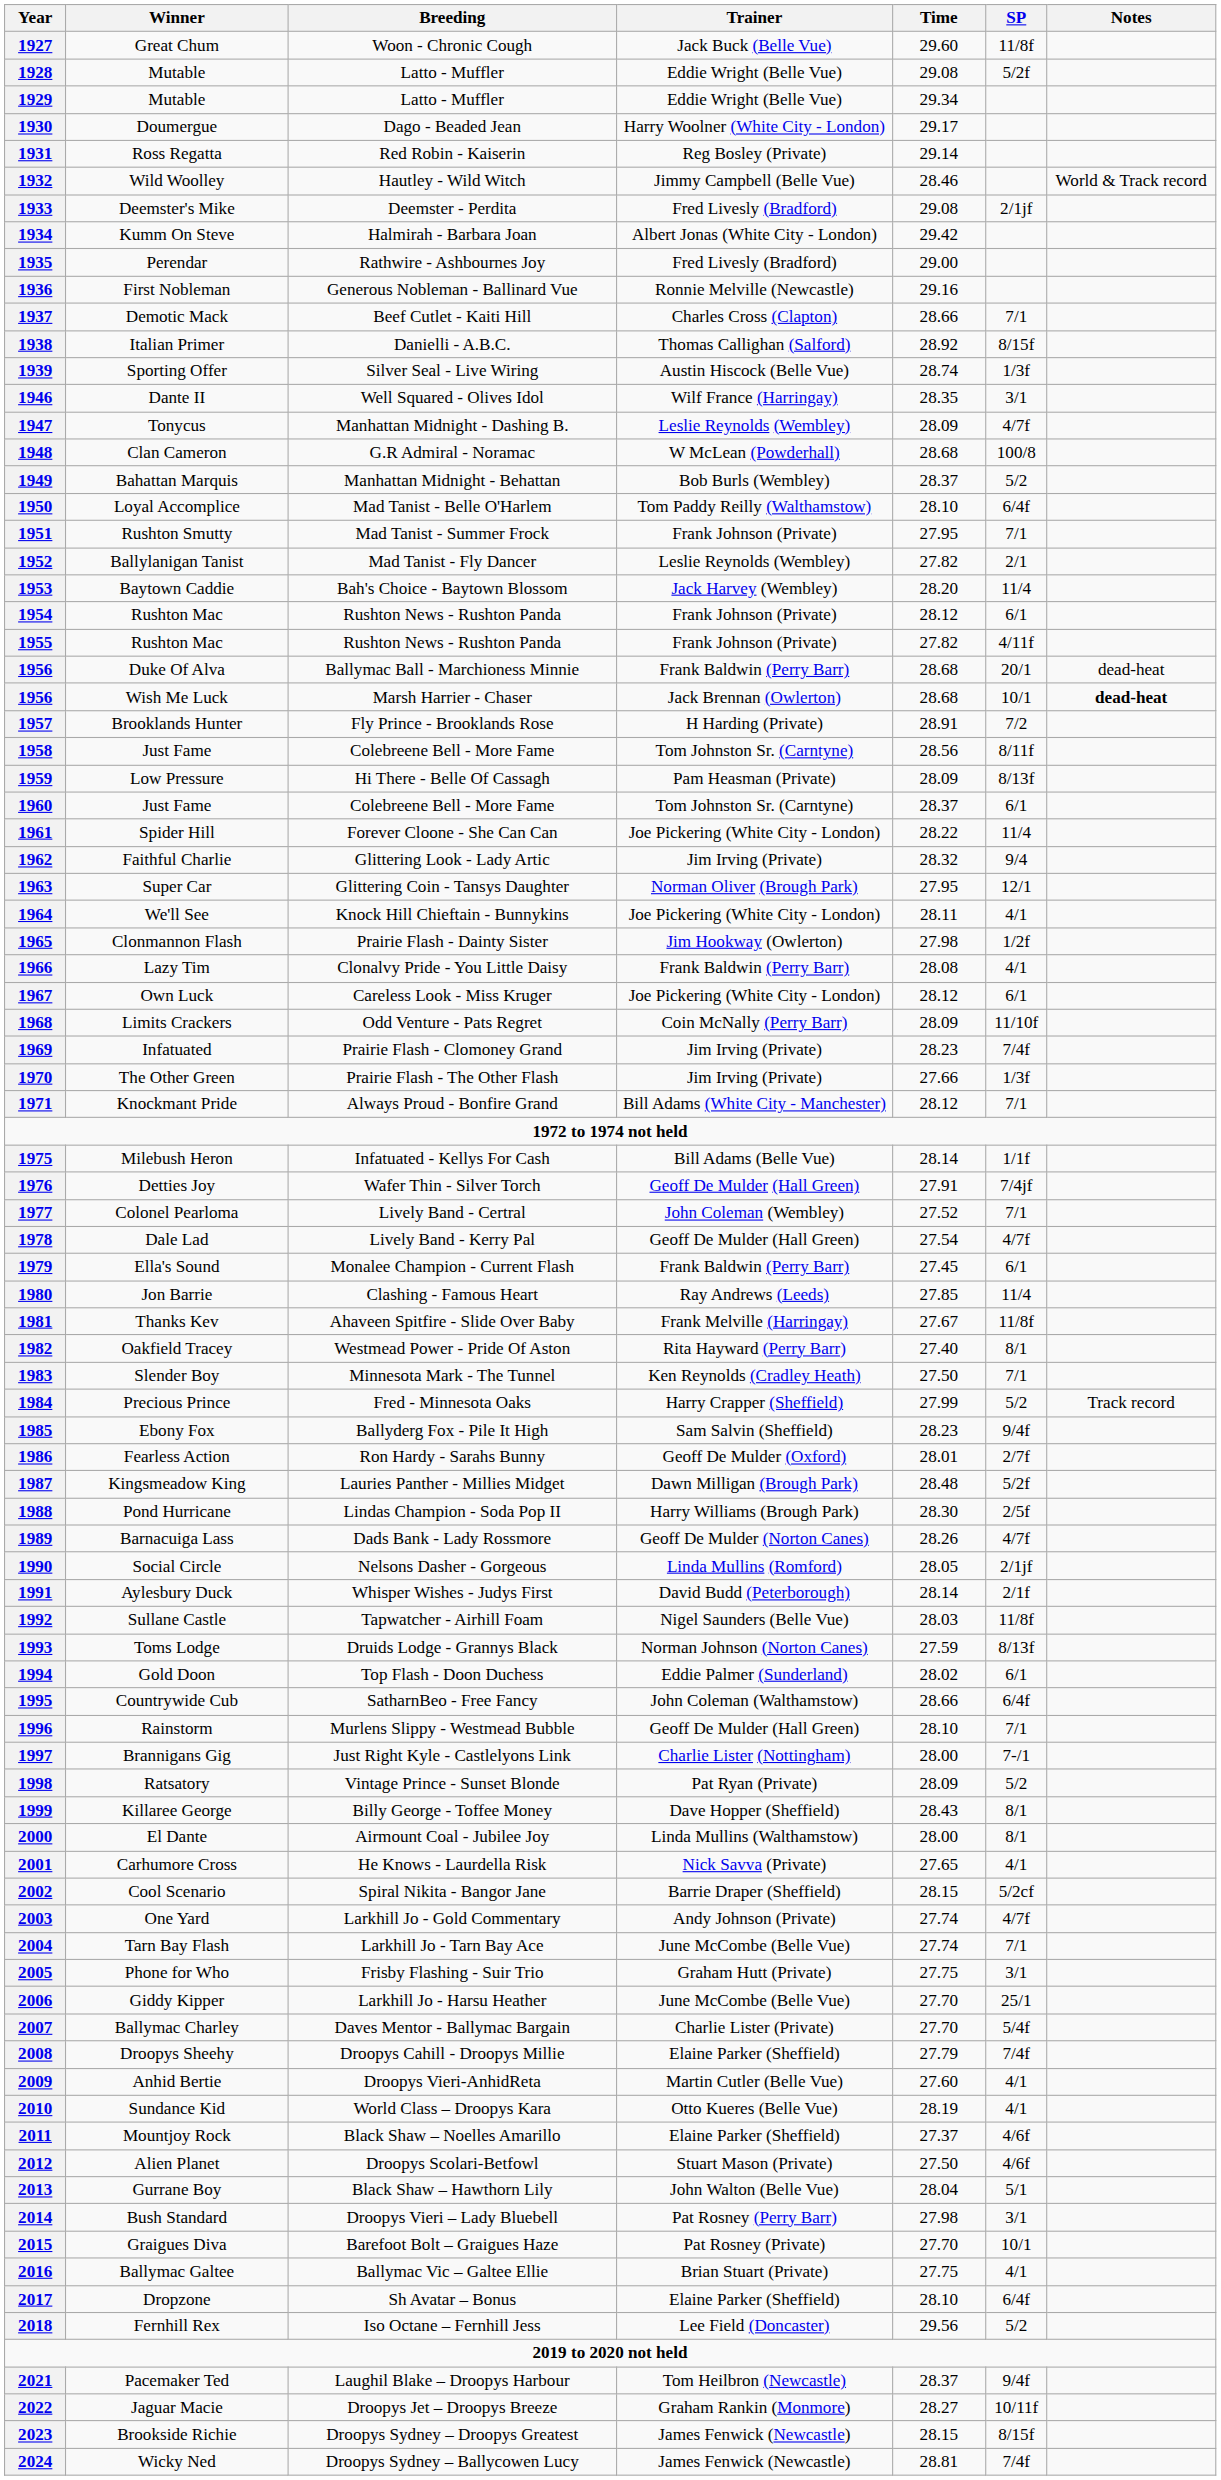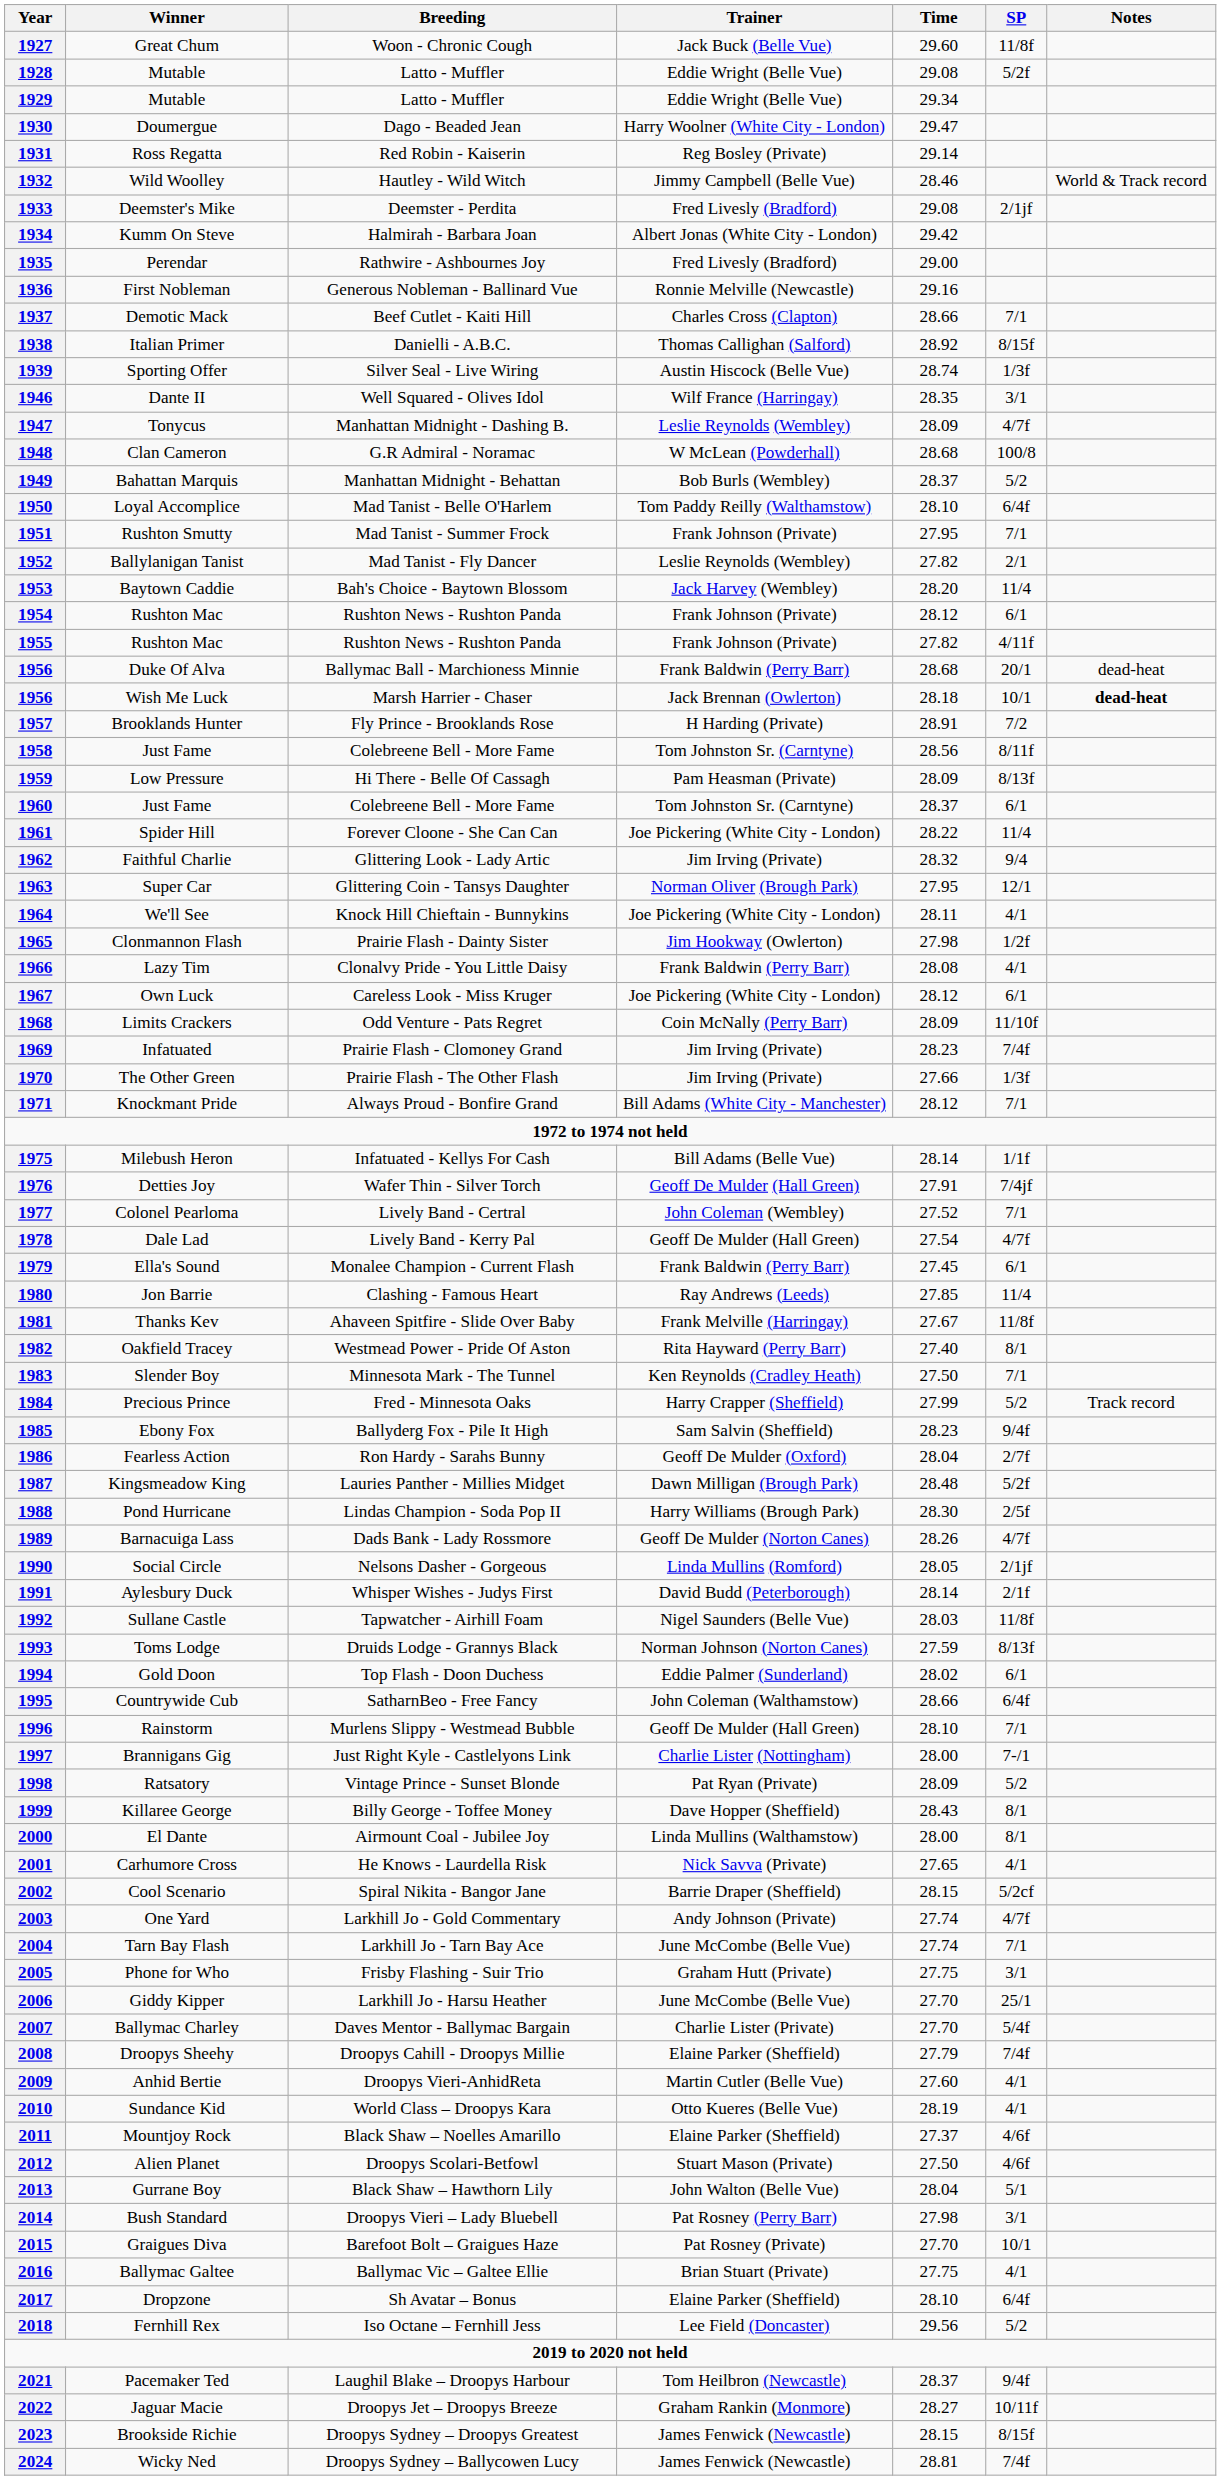(939, 126) 29.17 -> (939, 126) 29.47
(939, 696) 28.68 -> (939, 696) 28.18
(939, 1457) 28.01 -> (939, 1457) 28.04
